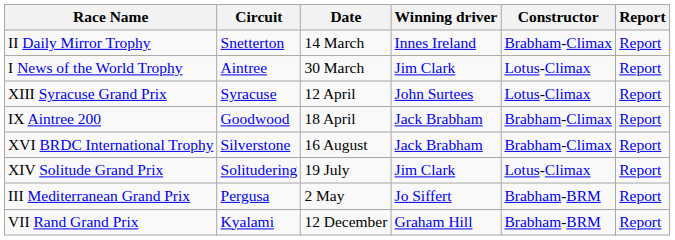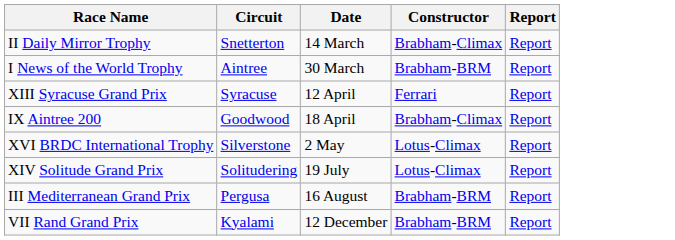- column: (446, 17)
(547, 68) Lotus-Climax -> (443, 68) Brabham-BRM
(547, 94) Lotus-Climax -> (416, 94) Ferrari
(336, 145) 16 August -> (324, 145) 2 May
(558, 145) Brabham-Climax -> (438, 145) Lotus-Climax
(324, 196) 2 May -> (336, 196) 16 August
